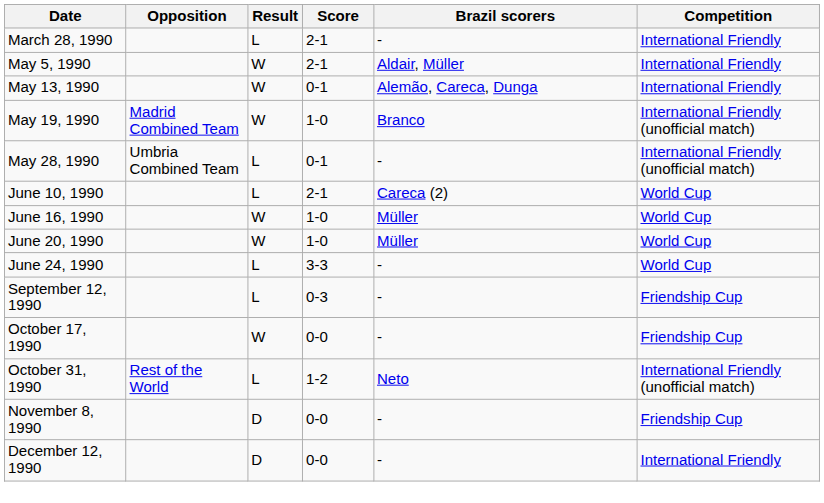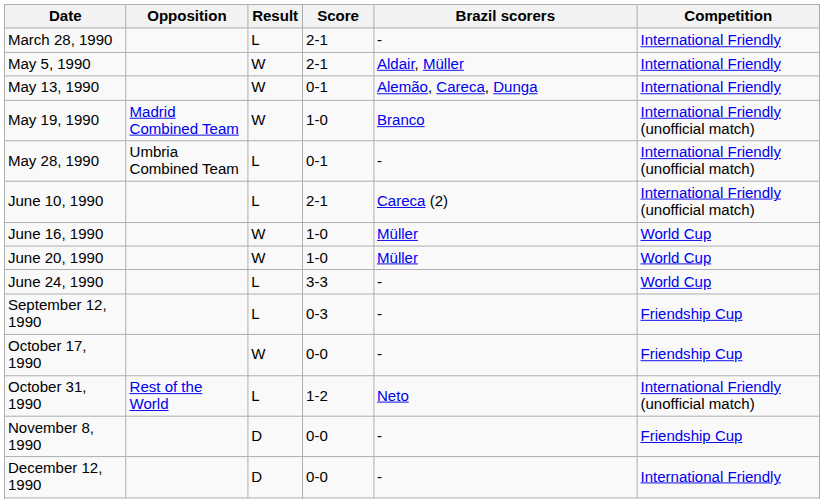(676, 193) World Cup -> (711, 201) International Friendly (unofficial match)
